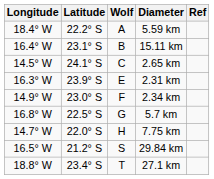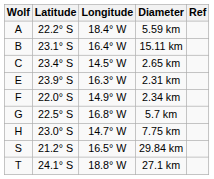columns swapped: (122, 13) <-> (33, 13)
(84, 64) 24.1° S -> (56, 64) 23.4° S
(84, 98) 23.0° S -> (56, 98) 22.0° S
(84, 132) 22.0° S -> (56, 132) 23.0° S
(84, 166) 23.4° S -> (56, 166) 24.1° S
